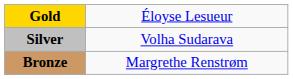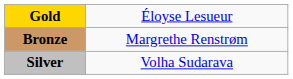rows swapped: (45, 39) <-> (45, 62)
